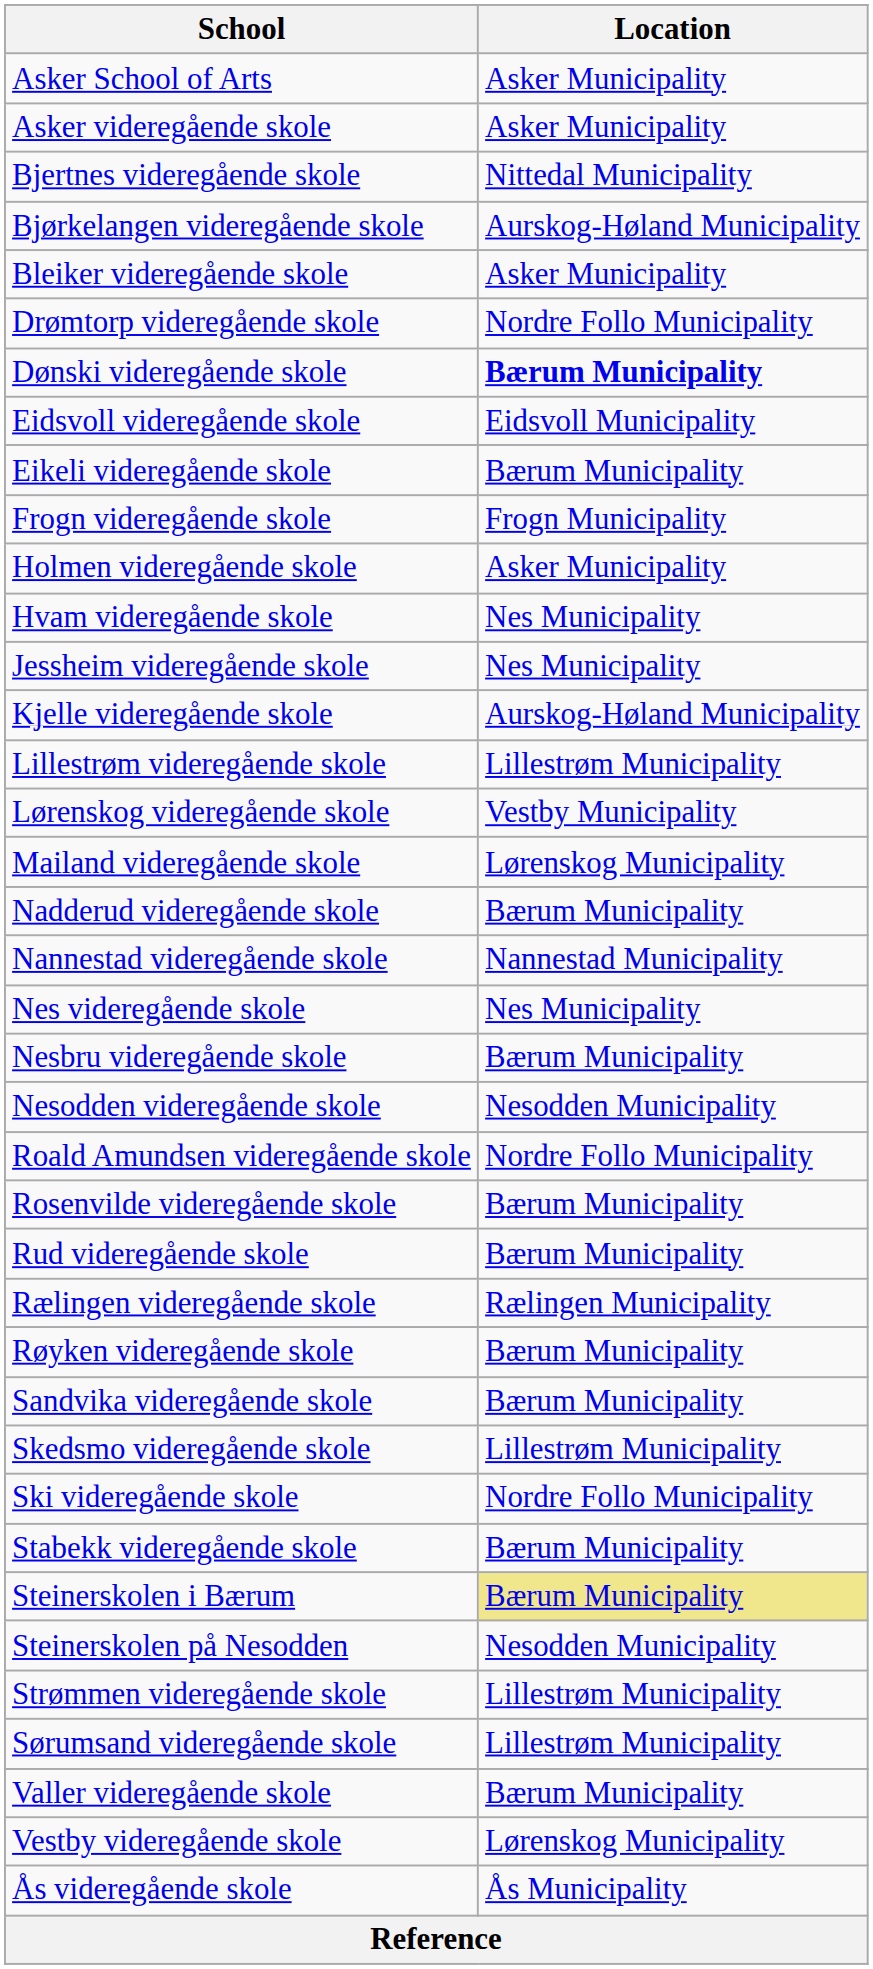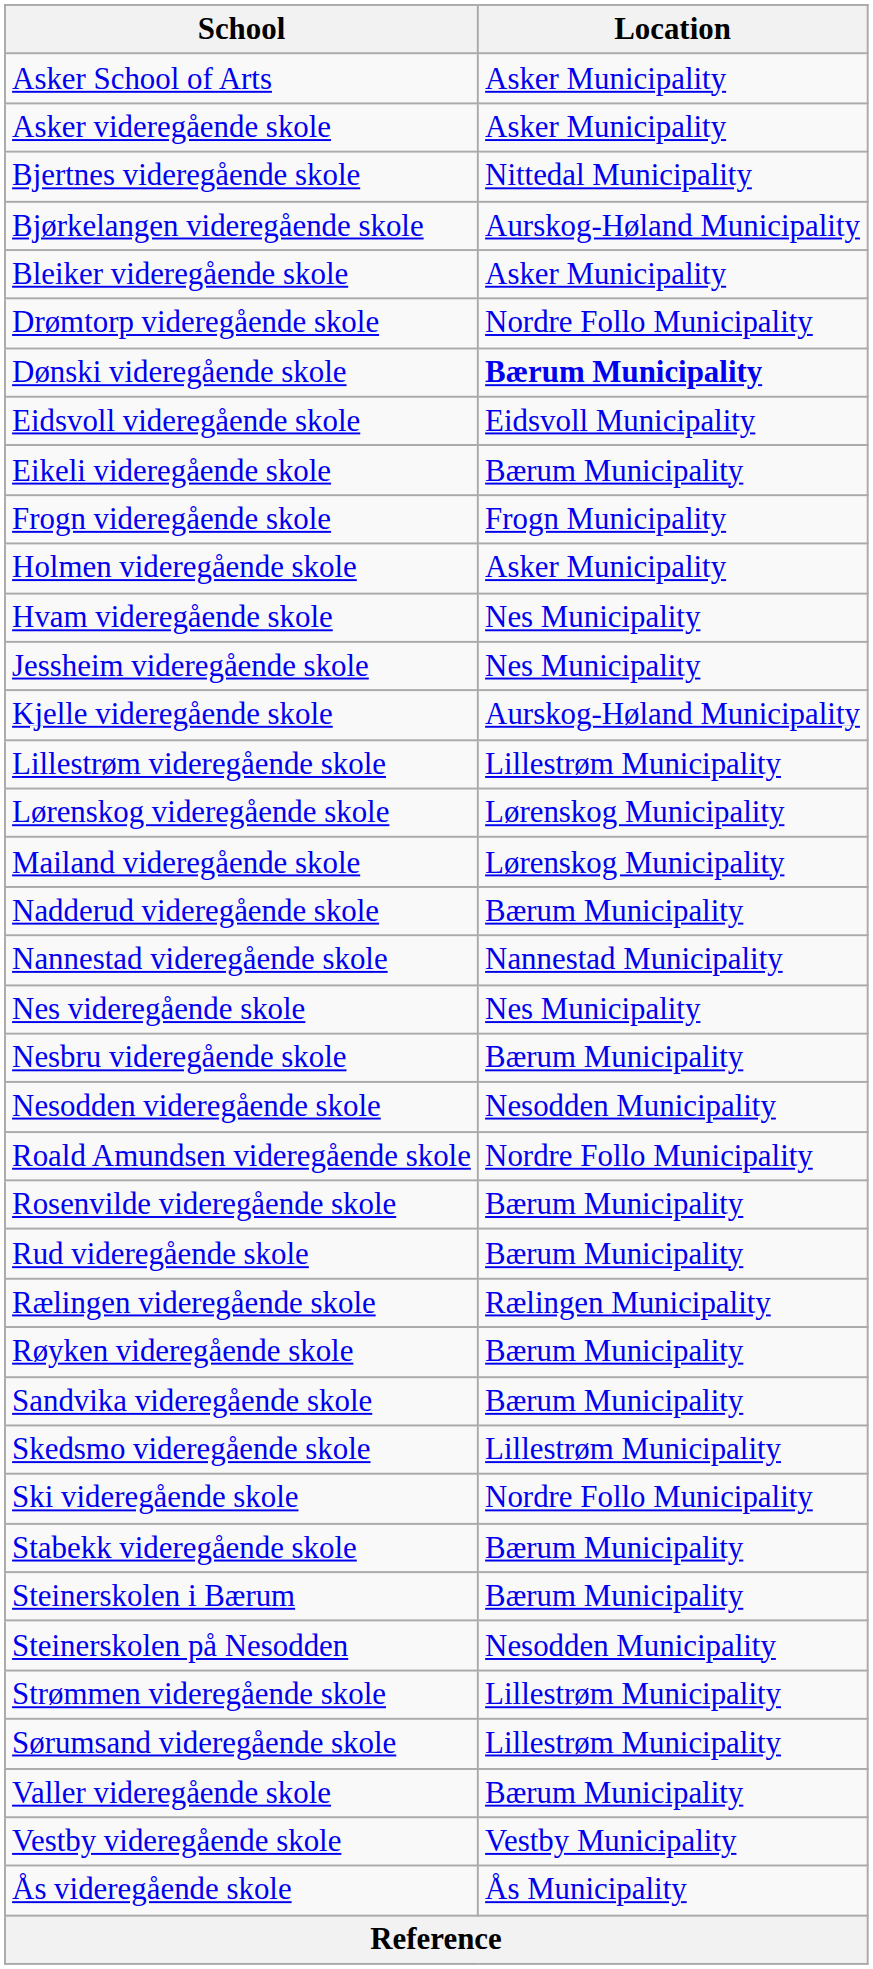(611, 812) Vestby Municipality -> (635, 812) Lørenskog Municipality
(614, 1596) khaki background -> (614, 1596) no background
(635, 1841) Lørenskog Municipality -> (611, 1841) Vestby Municipality
